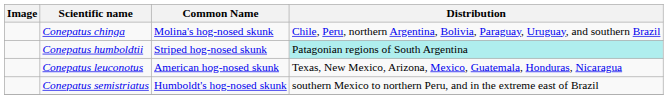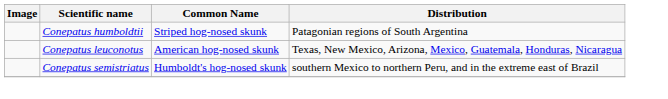- row: (84, 31)
(380, 49) paleturquoise background -> (380, 31) no background
